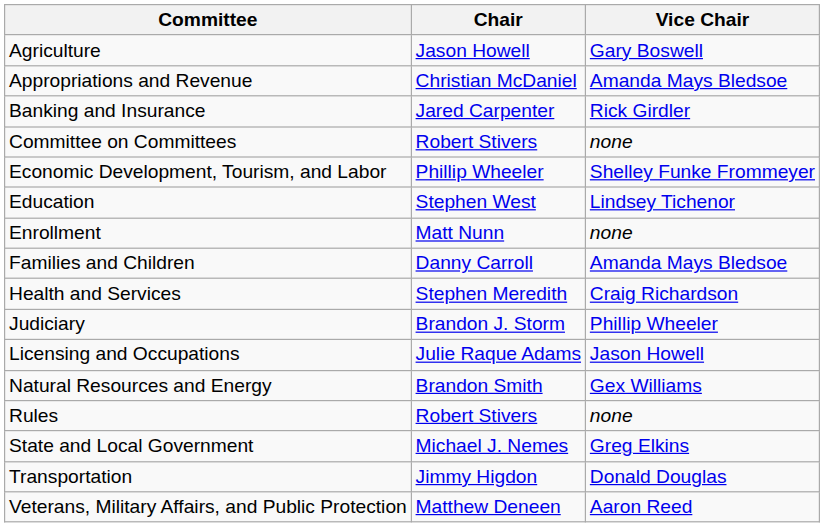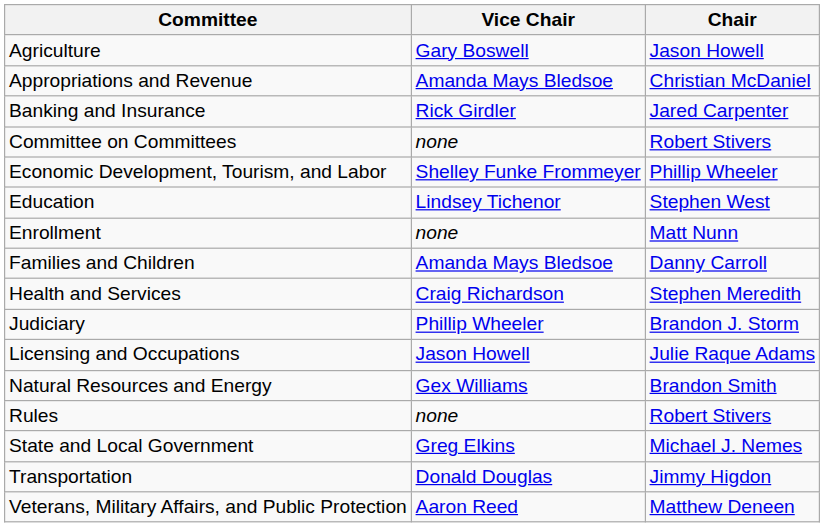columns swapped: (498, 19) <-> (702, 19)
